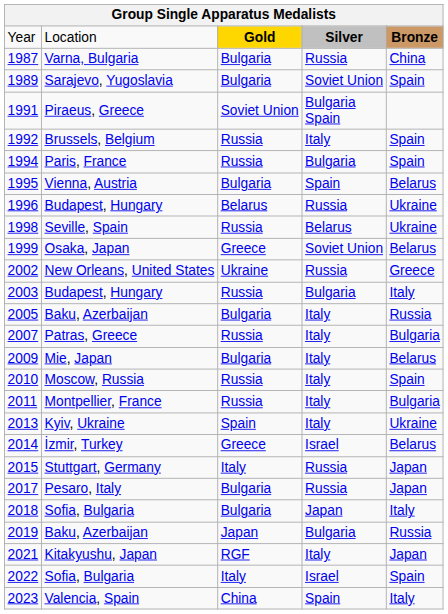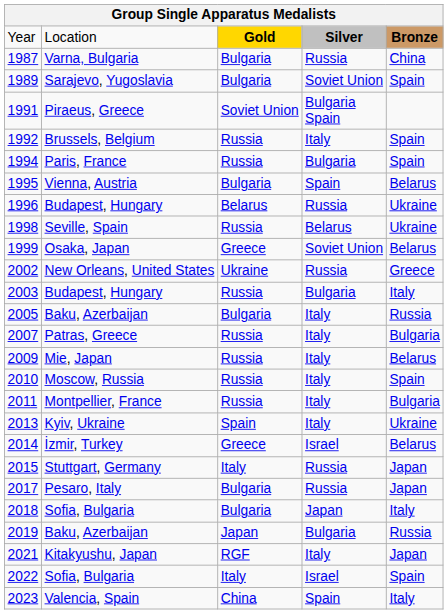(246, 358) Bulgaria -> (242, 358) Russia
